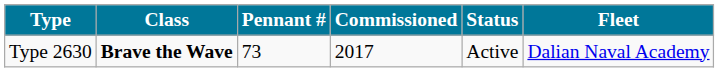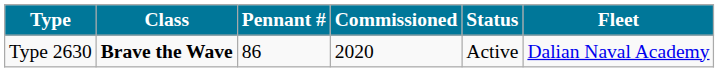(251, 50) 73 -> (251, 50) 86
(354, 50) 2017 -> (354, 50) 2020
